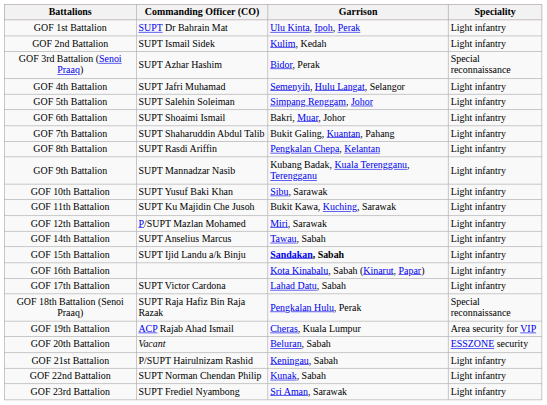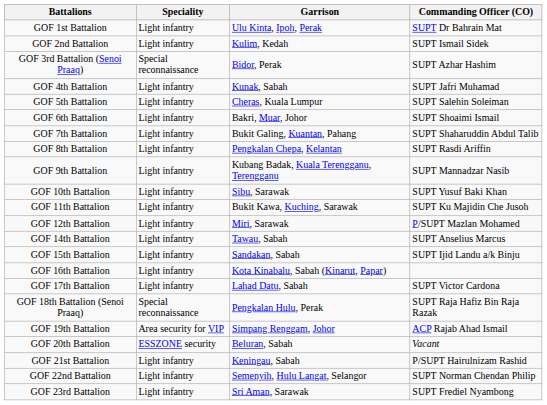columns swapped: (495, 12) <-> (202, 12)
(338, 86) Semenyih, Hulu Langat, Selangor -> (260, 86) Kunak, Sabah
(322, 102) Simpang Renggam, Johor -> (277, 102) Cheras, Kuala Lumpur
(307, 254) bold -> (266, 254) normal
(316, 329) Cheras, Kuala Lumpur -> (283, 329) Simpang Renggam, Johor
(298, 376) Kunak, Sabah -> (299, 376) Semenyih, Hulu Langat, Selangor
